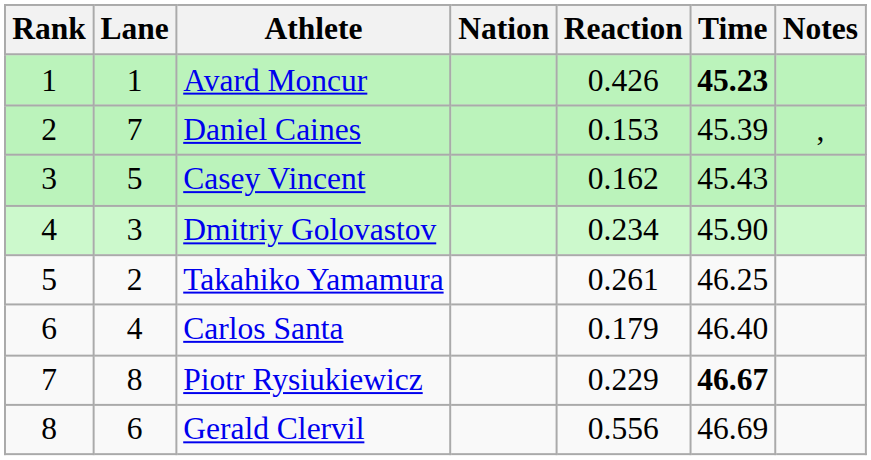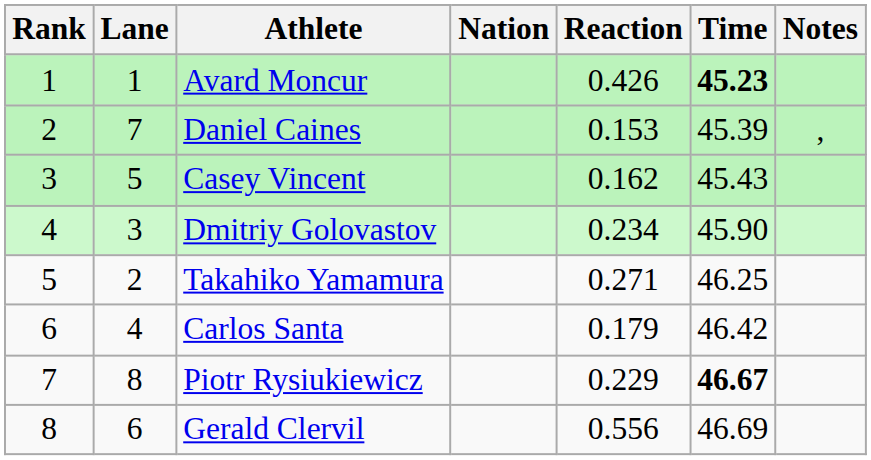(623, 279) 0.261 -> (623, 279) 0.271
(733, 329) 46.40 -> (733, 329) 46.42
